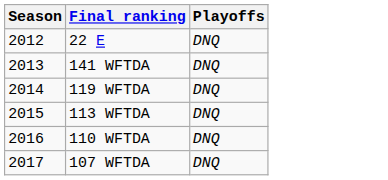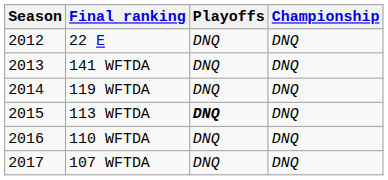+ column: (326, 17)
(206, 114) normal -> (206, 114) bold
